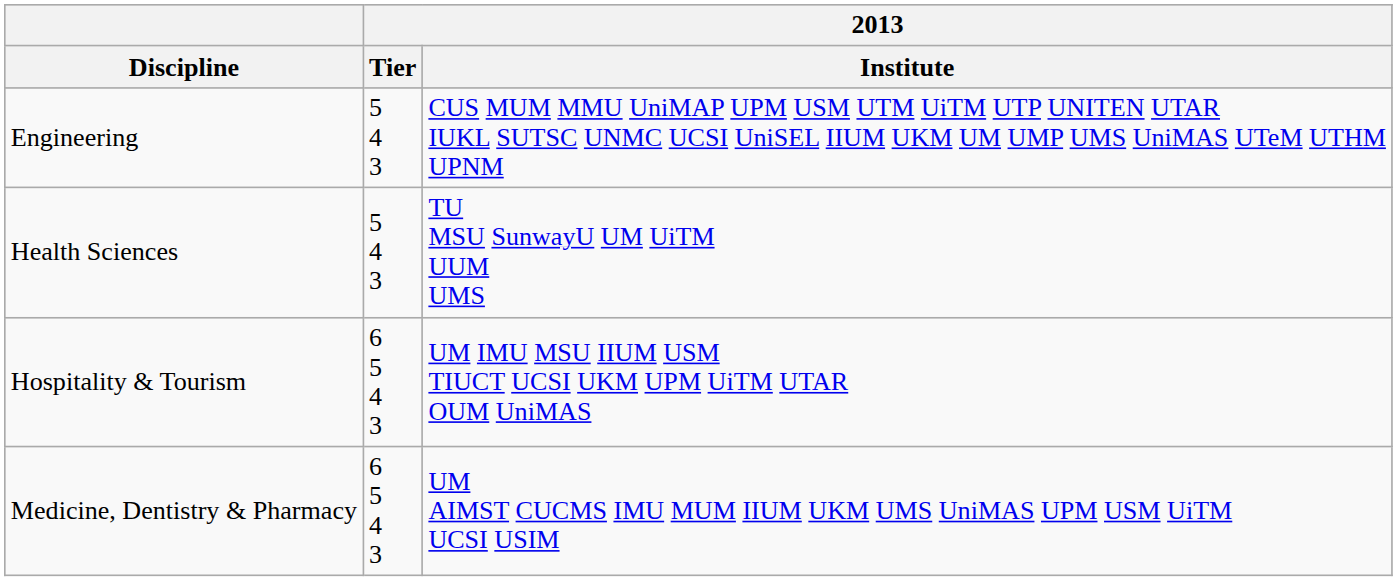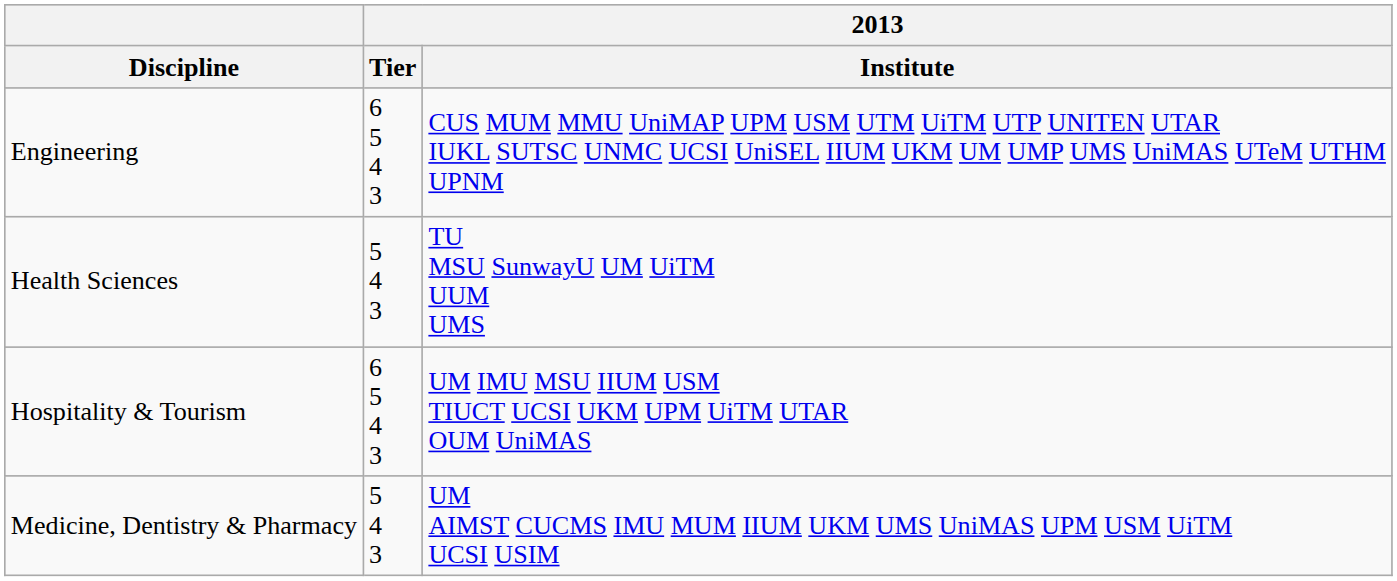(376, 137) 5 4 3 -> (376, 151) 6 5 4 3
(376, 510) 6 5 4 3 -> (376, 525) 5 4 3
